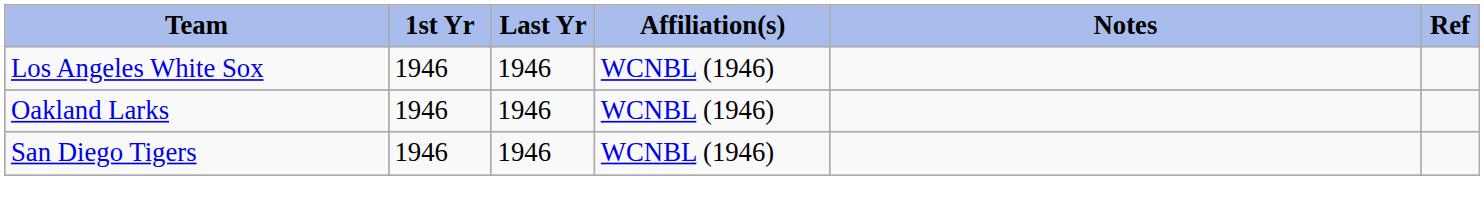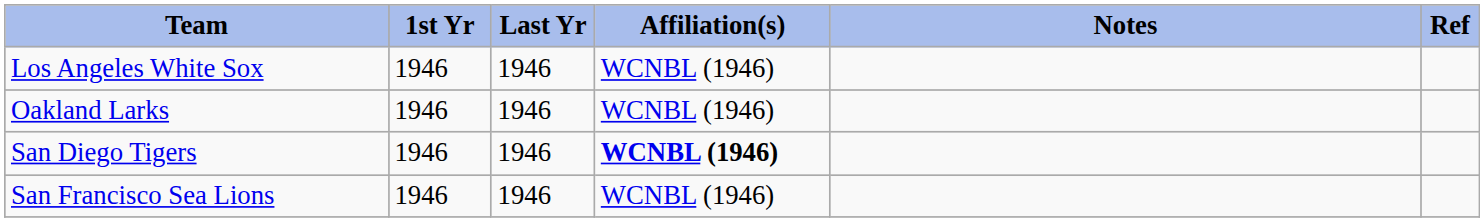(688, 152) normal -> (690, 152) bold
+ row: (143, 195)
